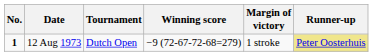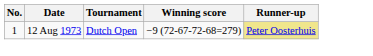- column: (269, 19)
(14, 43) bold -> (14, 30) normal
